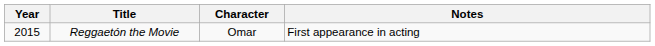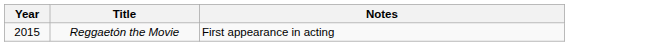- column: (242, 14)
